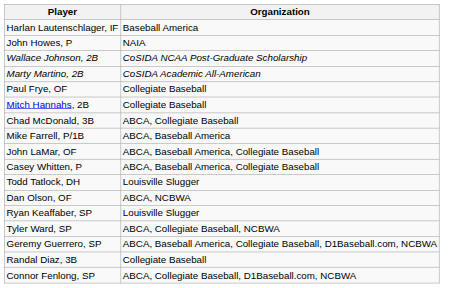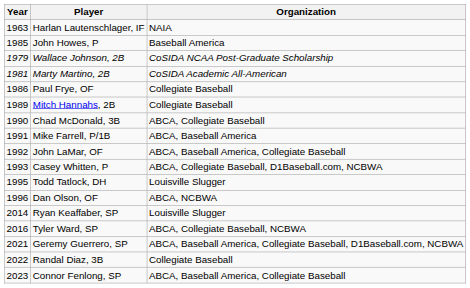+ column: (17, 12)
(161, 27) Baseball America -> (160, 27) NAIA
(134, 43) NAIA -> (187, 43) Baseball America
(221, 167) ABCA, Baseball America, Collegiate Baseball -> (266, 167) ABCA, Collegiate Baseball, D1Baseball.com, NCBWA
(240, 275) ABCA, Collegiate Baseball, D1Baseball.com, NCBWA -> (247, 275) ABCA, Baseball America, Collegiate Baseball
